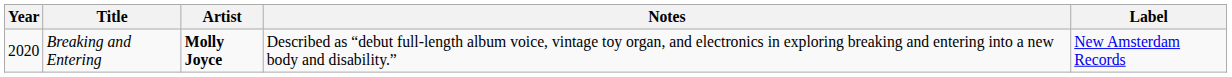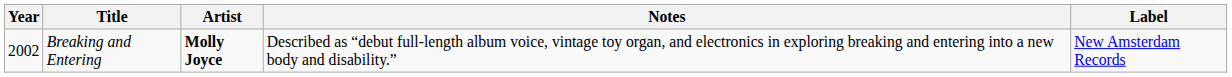(24, 50) 2020 -> (24, 50) 2002
